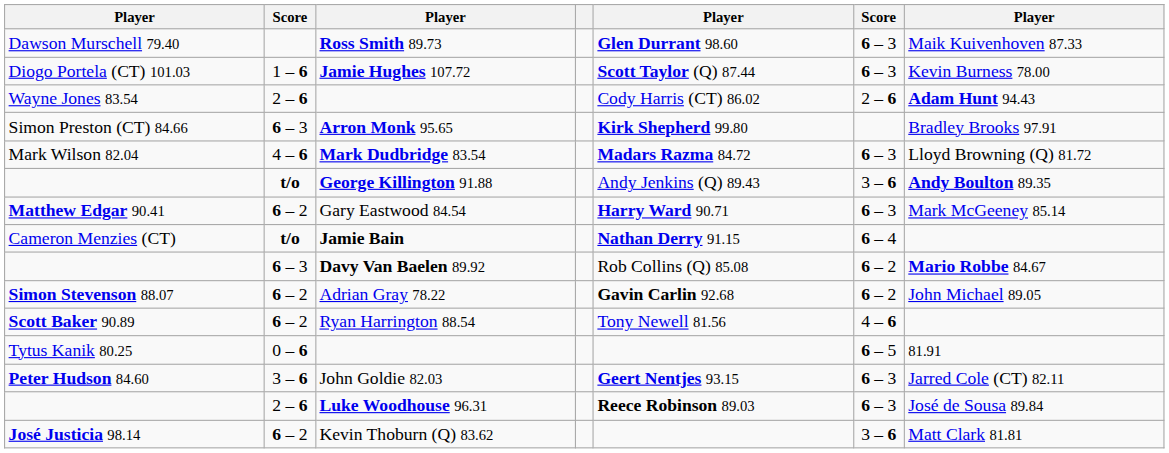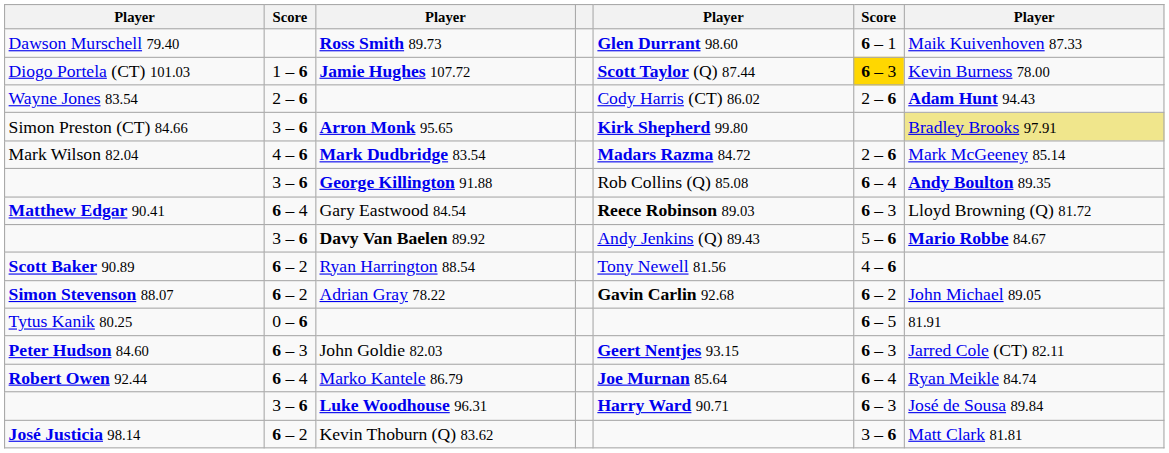(879, 43) 6 – 3 -> (879, 43) 6 – 1
(879, 70) no background -> (879, 70) gold background
(290, 126) 6 – 3 -> (290, 126) 3 – 6
(982, 126) no background -> (982, 126) khaki background
(879, 154) 6 – 3 -> (879, 154) 2 – 6
(1000, 154) Lloyd Browning (Q) 81.72 -> (987, 154) Mark McGeeney 85.14
(290, 182) t/o -> (290, 182) 3 – 6
(679, 182) Andy Jenkins (Q) 89.43 -> (673, 182) Rob Collins (Q) 85.08
(879, 182) 3 – 6 -> (879, 182) 6 – 4
(290, 210) 6 – 2 -> (290, 210) 6 – 4
(663, 210) Harry Ward 90.71 -> (676, 210) Reece Robinson 89.03
(987, 210) Mark McGeeney 85.14 -> (1000, 210) Lloyd Browning (Q) 81.72
- row: (92, 238)
(290, 266) 6 – 3 -> (290, 238) 3 – 6
(673, 266) Rob Collins (Q) 85.08 -> (679, 238) Andy Jenkins (Q) 89.43
(879, 266) 6 – 2 -> (879, 238) 5 – 6
rows swapped: (91, 294) <-> (72, 322)
(290, 377) 3 – 6 -> (290, 350) 6 – 3
+ row: (78, 377)
(290, 405) 2 – 6 -> (290, 405) 3 – 6
(676, 405) Reece Robinson 89.03 -> (663, 405) Harry Ward 90.71
